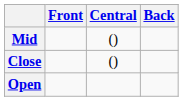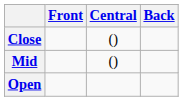rows swapped: (25, 61) <-> (25, 38)
